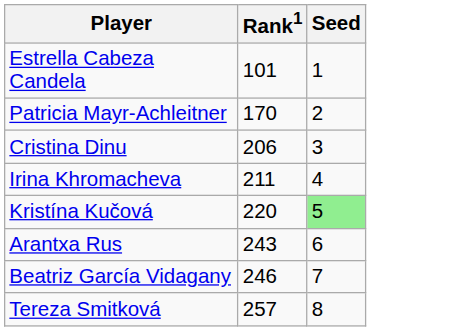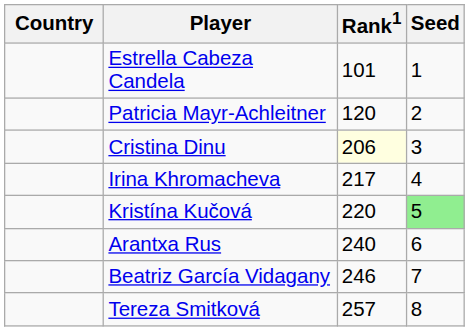+ column: (54, 23)
(260, 114) 170 -> (359, 114) 120
(260, 146) no background -> (359, 146) lightyellow background
(259, 179) 211 -> (359, 179) 217
(260, 244) 243 -> (359, 244) 240
